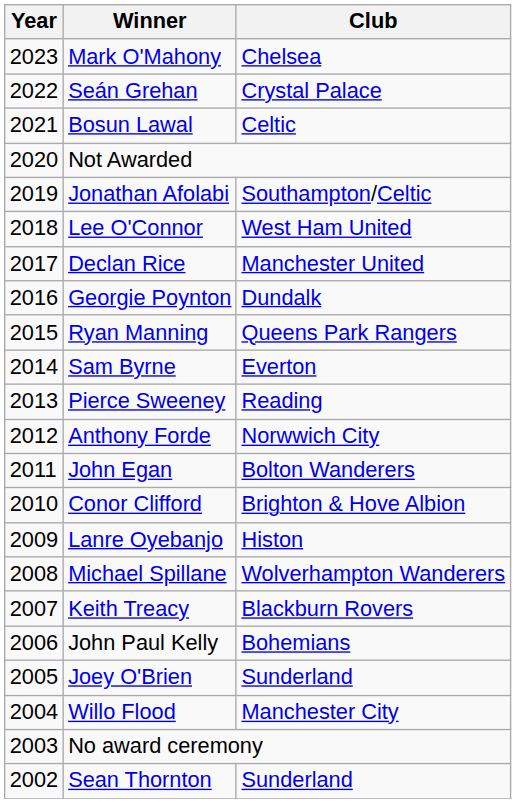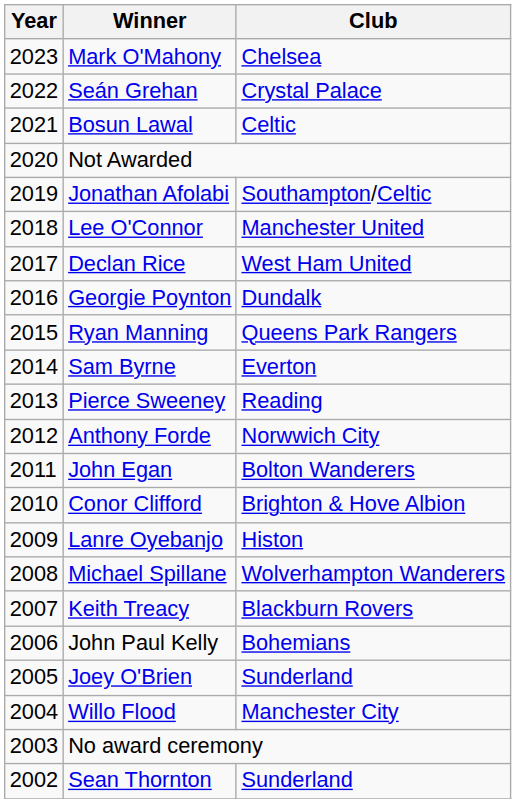(327, 228) West Ham United -> (333, 228) Manchester United
(333, 263) Manchester United -> (327, 263) West Ham United
